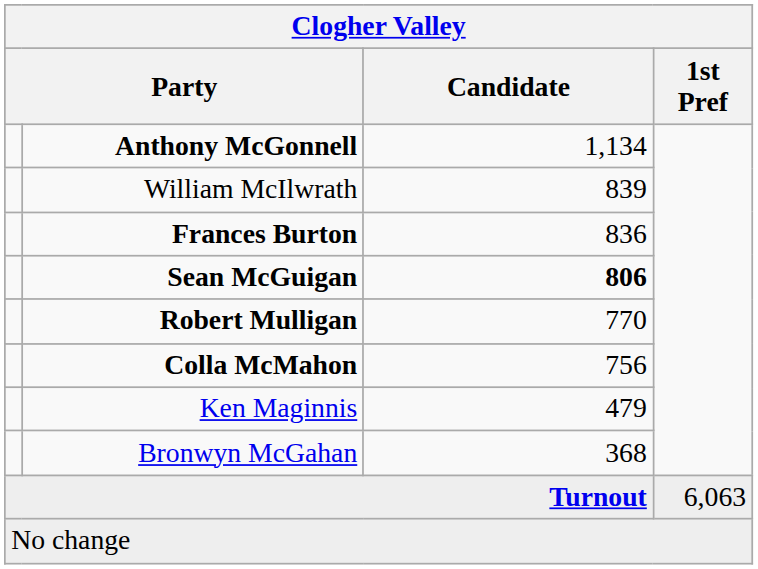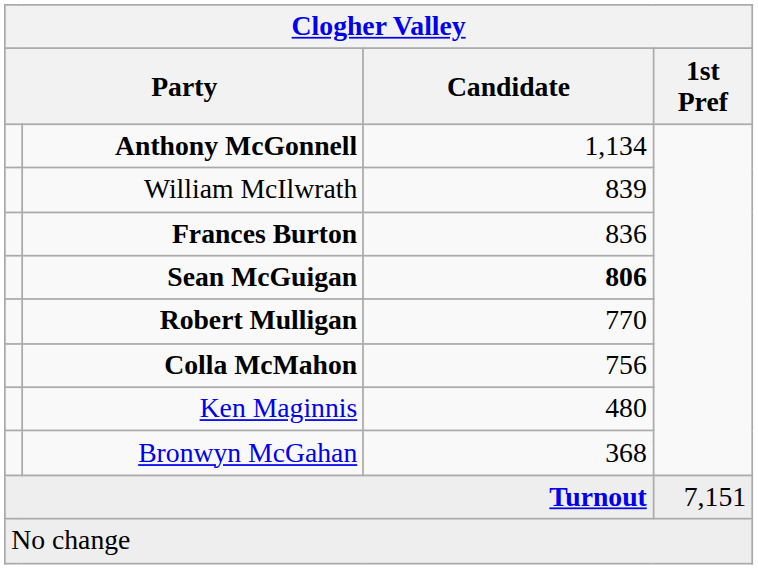(626, 408) 479 -> (626, 408) 480
(715, 496) 6,063 -> (715, 496) 7,151
